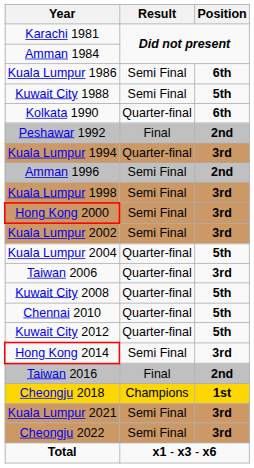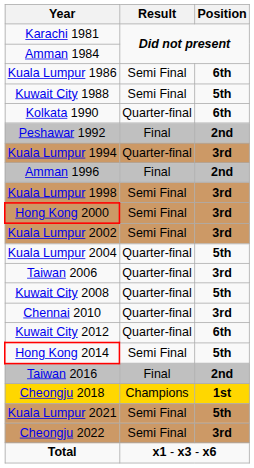(157, 172) Semi Final -> (157, 172) Final
(222, 312) 5th -> (222, 312) 3rd
(222, 332) 5th -> (222, 332) 6th
(222, 353) 3rd -> (222, 353) 5th
(222, 413) 3rd -> (222, 413) 5th
